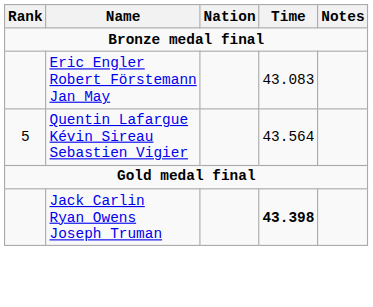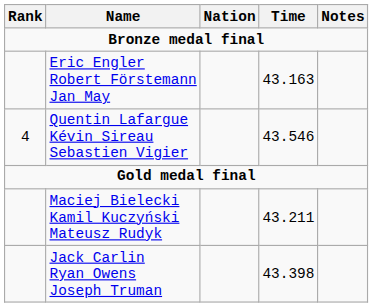(288, 80) 43.083 -> (288, 80) 43.163
(25, 137) 5 -> (25, 137) 4
(288, 137) 43.564 -> (288, 137) 43.546
+ row: (114, 217)
(288, 217) bold -> (288, 274) normal
